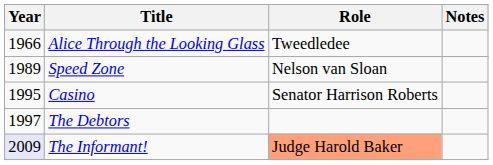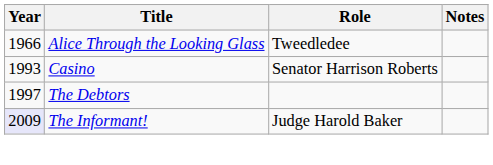- row: (86, 69)
(25, 95) 1995 -> (25, 69) 1993
(337, 146) lightsalmon background -> (337, 120) no background
